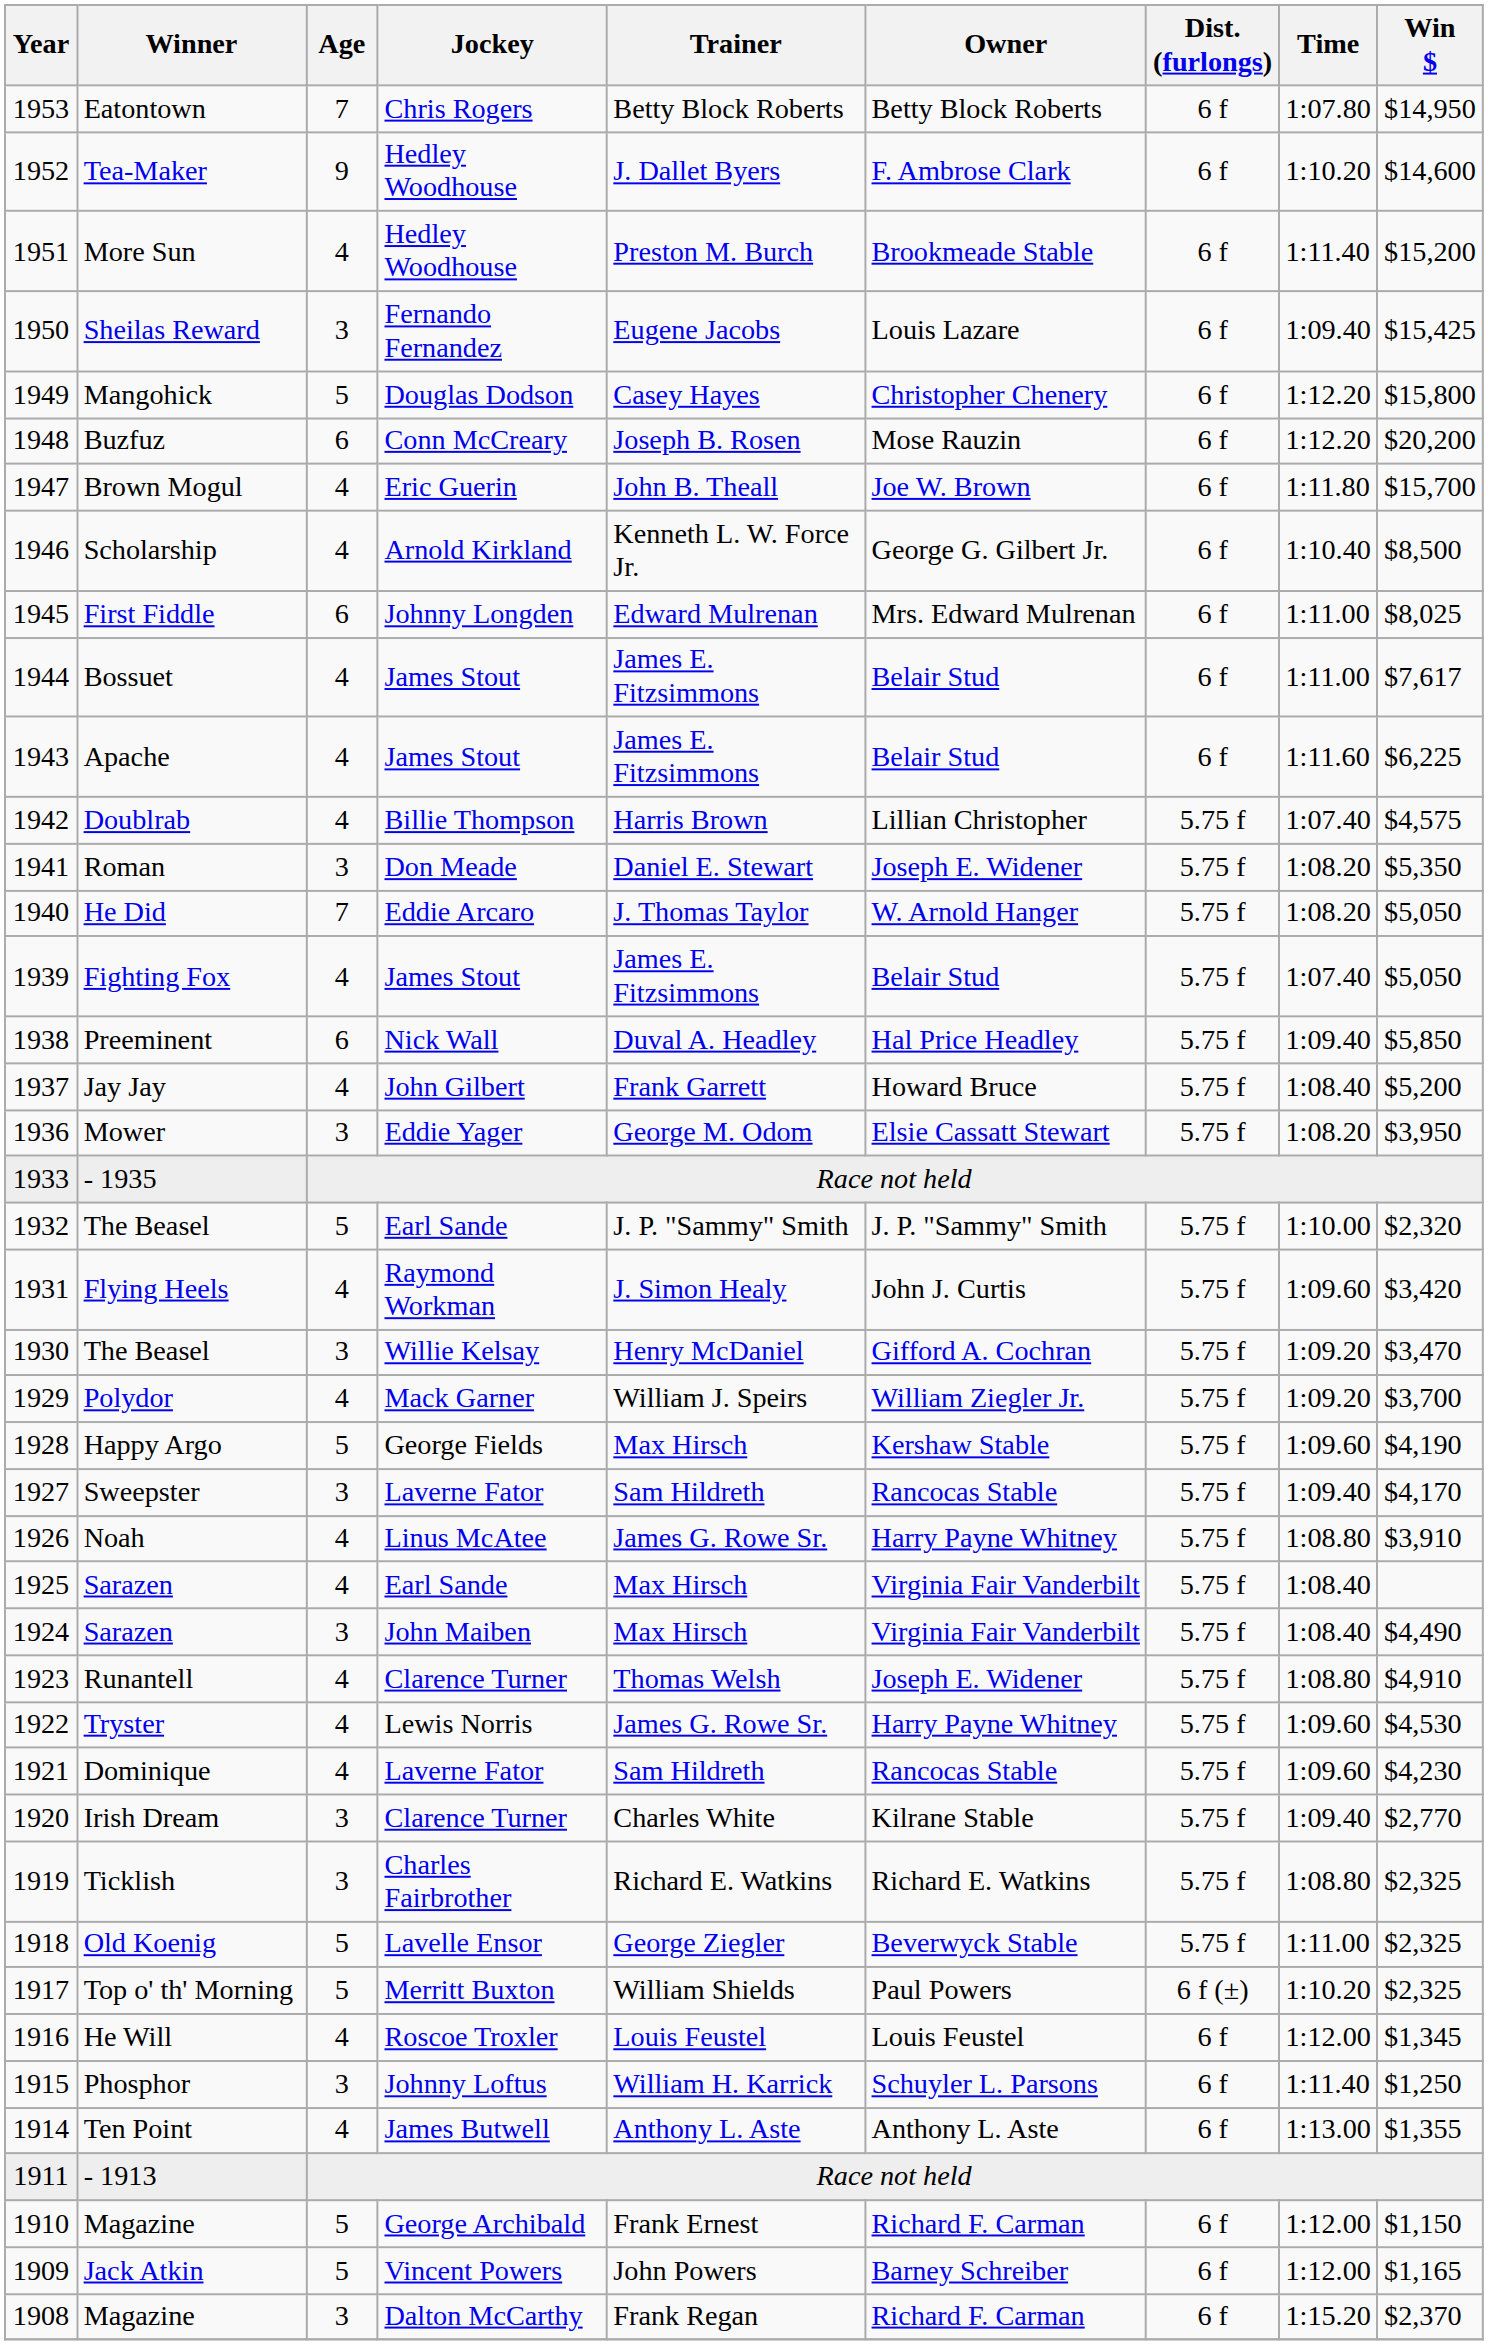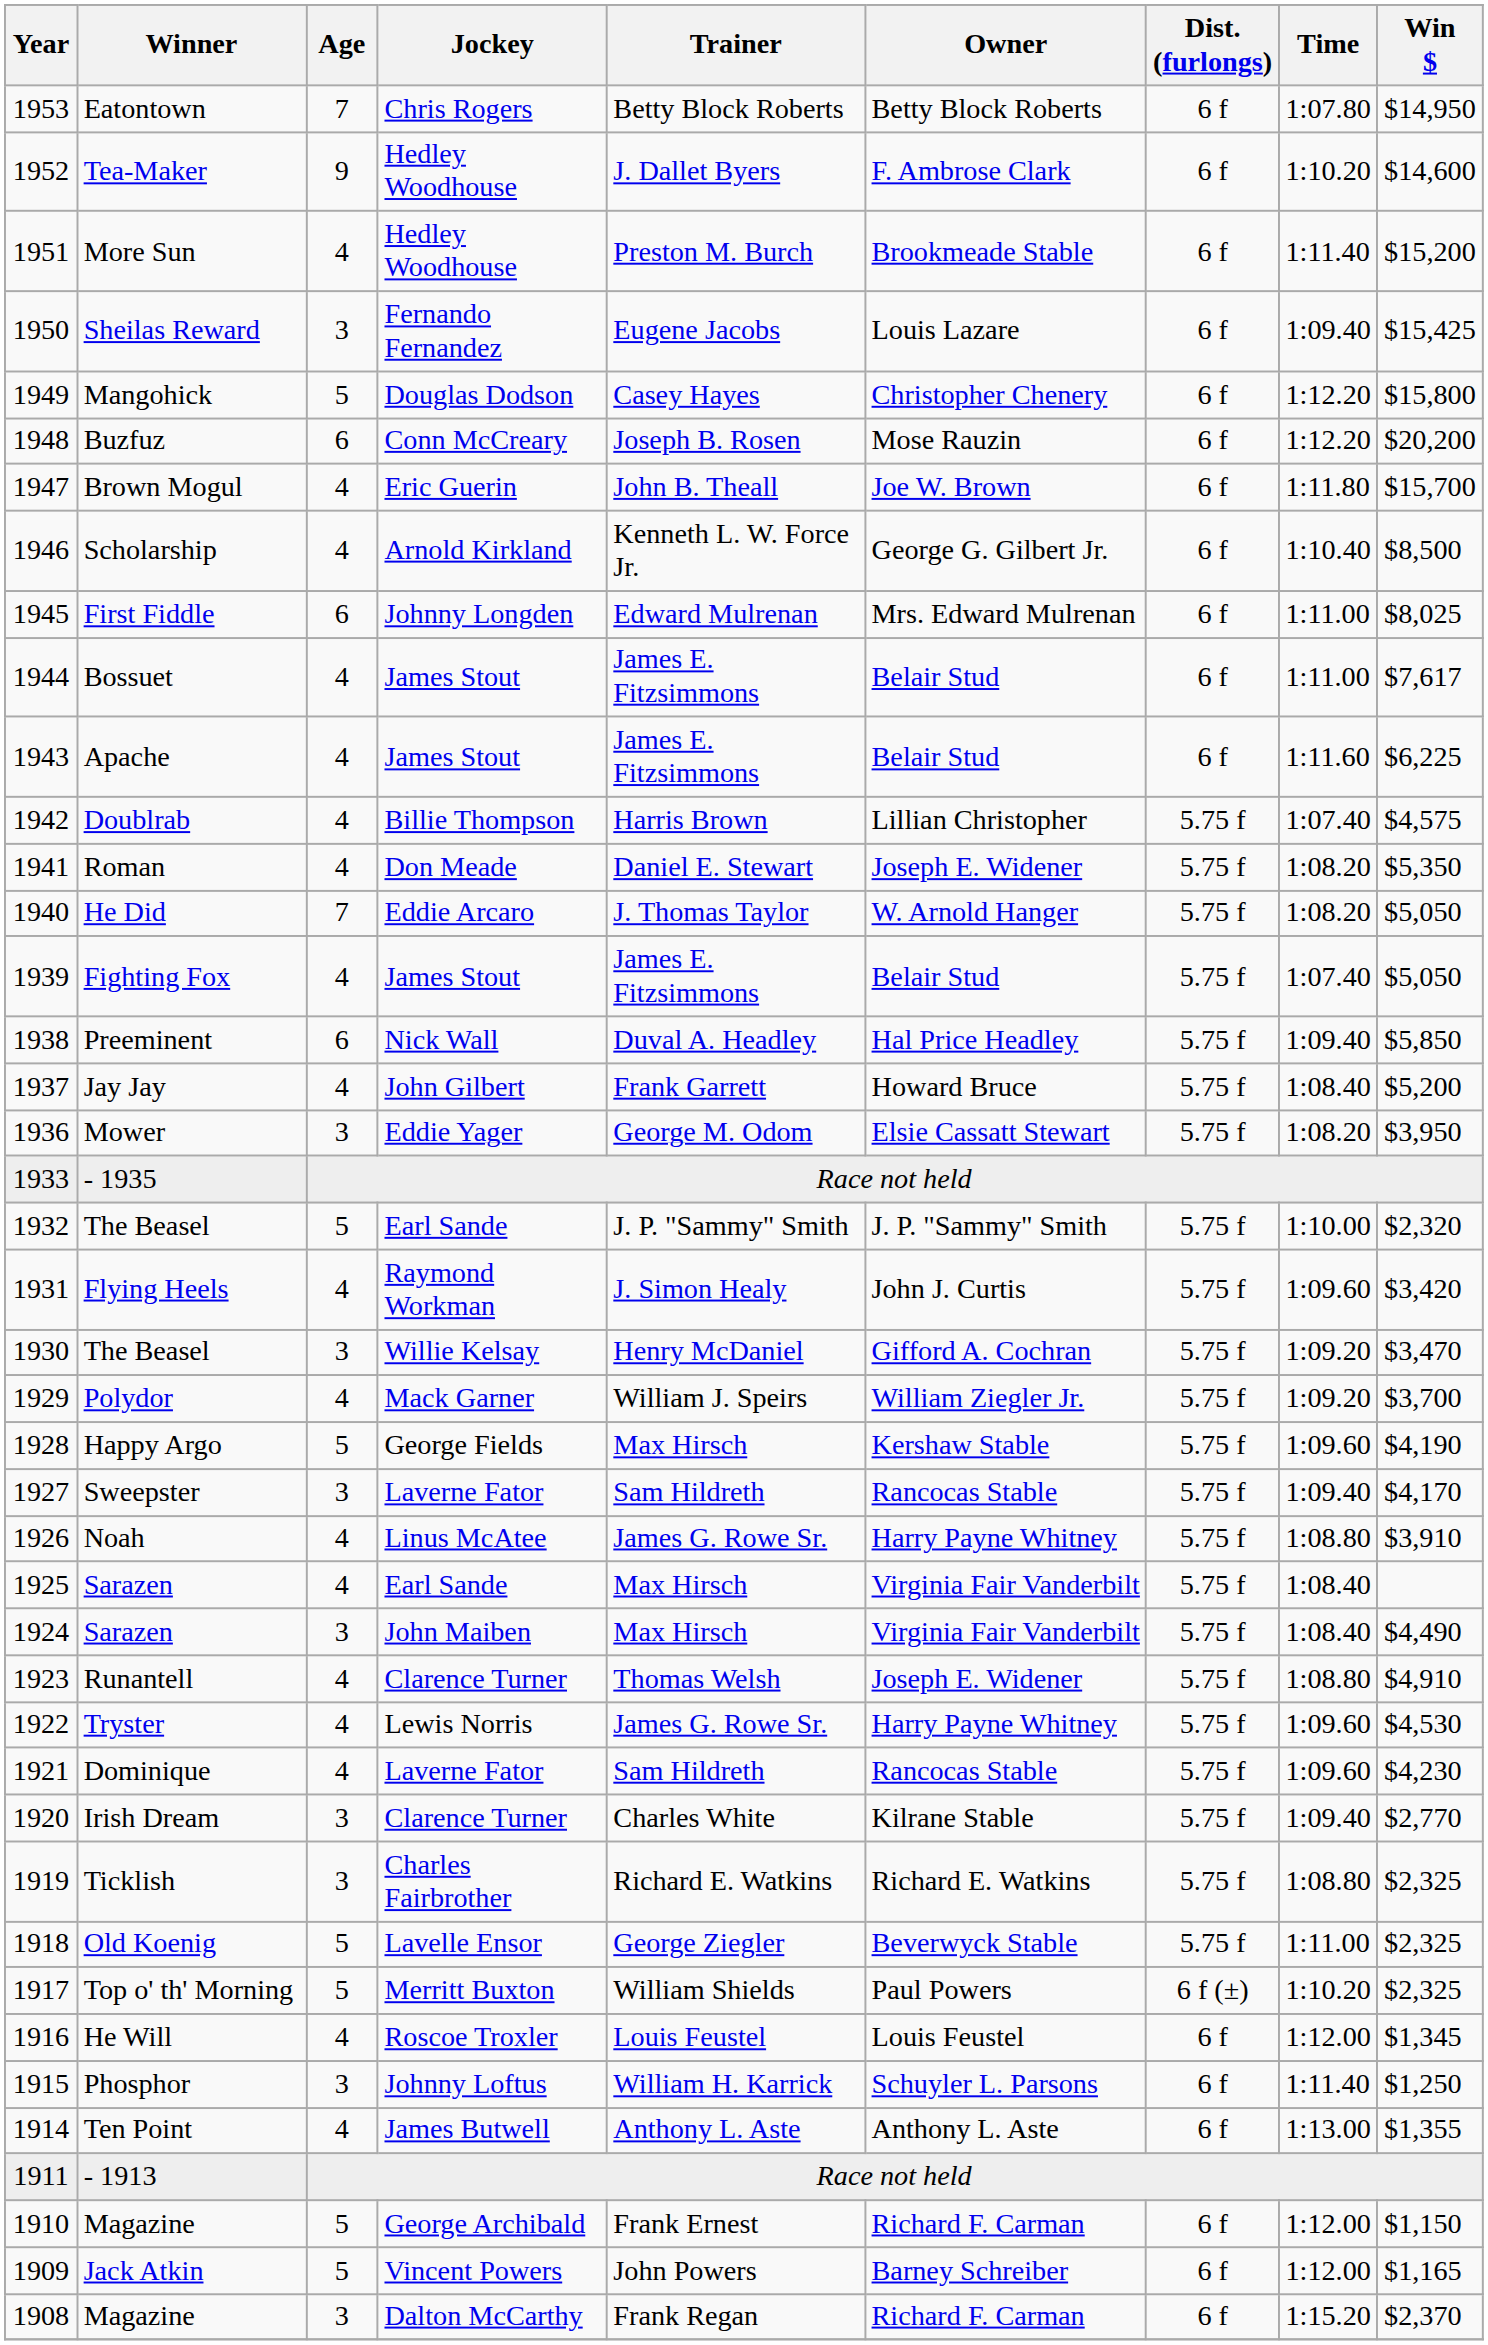(342, 866) 3 -> (342, 866) 4
